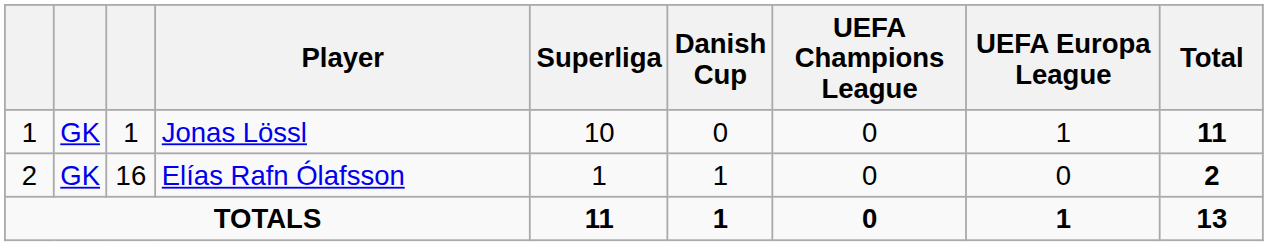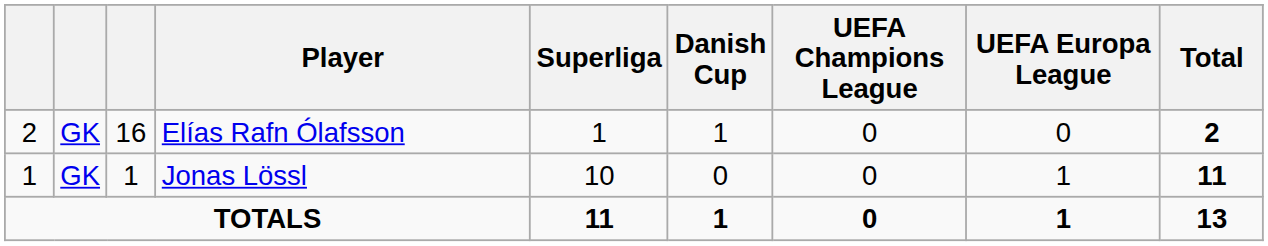rows swapped: (234, 132) <-> (283, 176)
